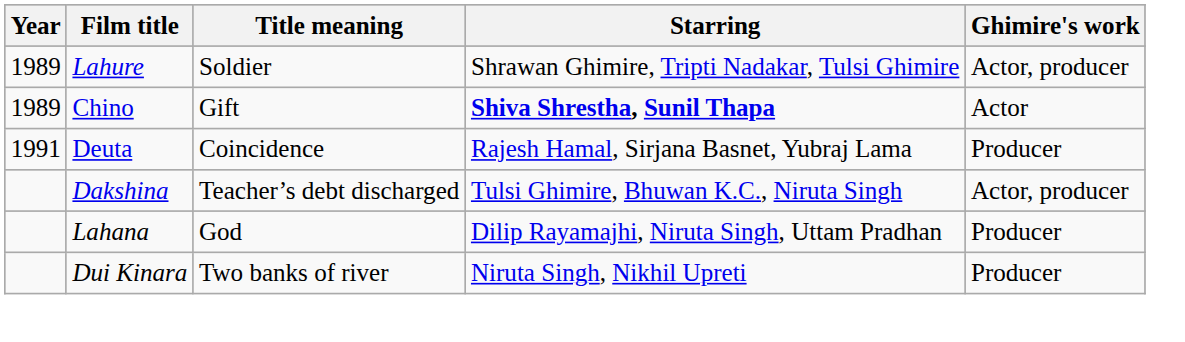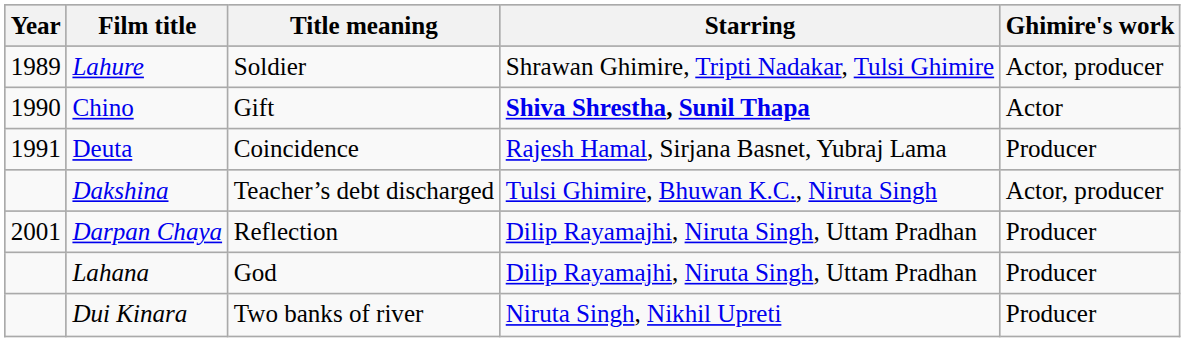(36, 108) 1989 -> (36, 108) 1990
+ row: (147, 232)
